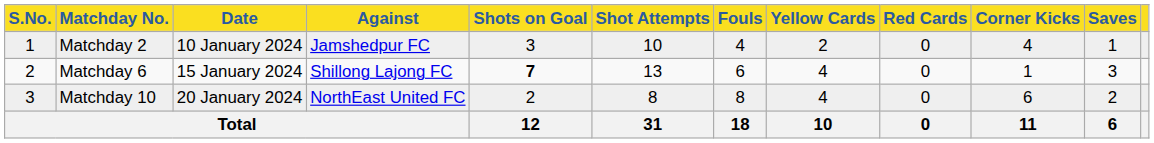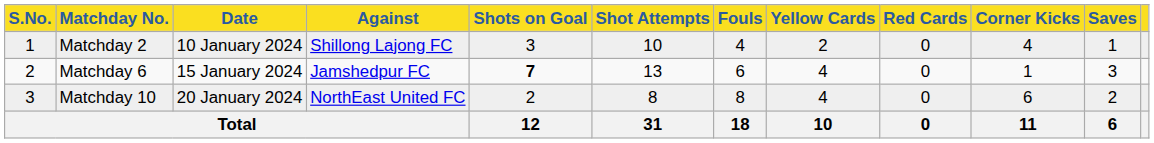(370, 45) Jamshedpur FC -> (381, 45) Shillong Lajong FC
(381, 72) Shillong Lajong FC -> (370, 72) Jamshedpur FC
